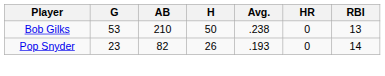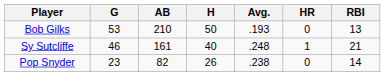(259, 29) .238 -> (259, 29) .193
+ row: (47, 46)
(259, 46) .193 -> (259, 63) .238
